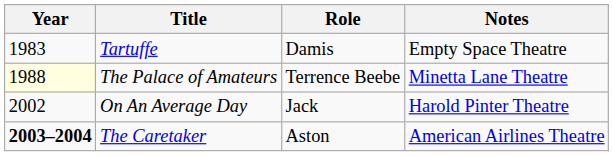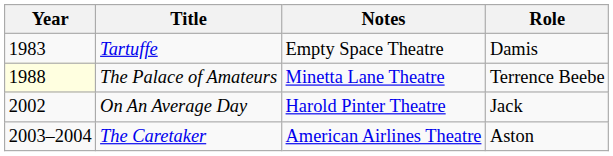columns swapped: (343, 19) <-> (507, 19)
(50, 135) bold -> (50, 135) normal
